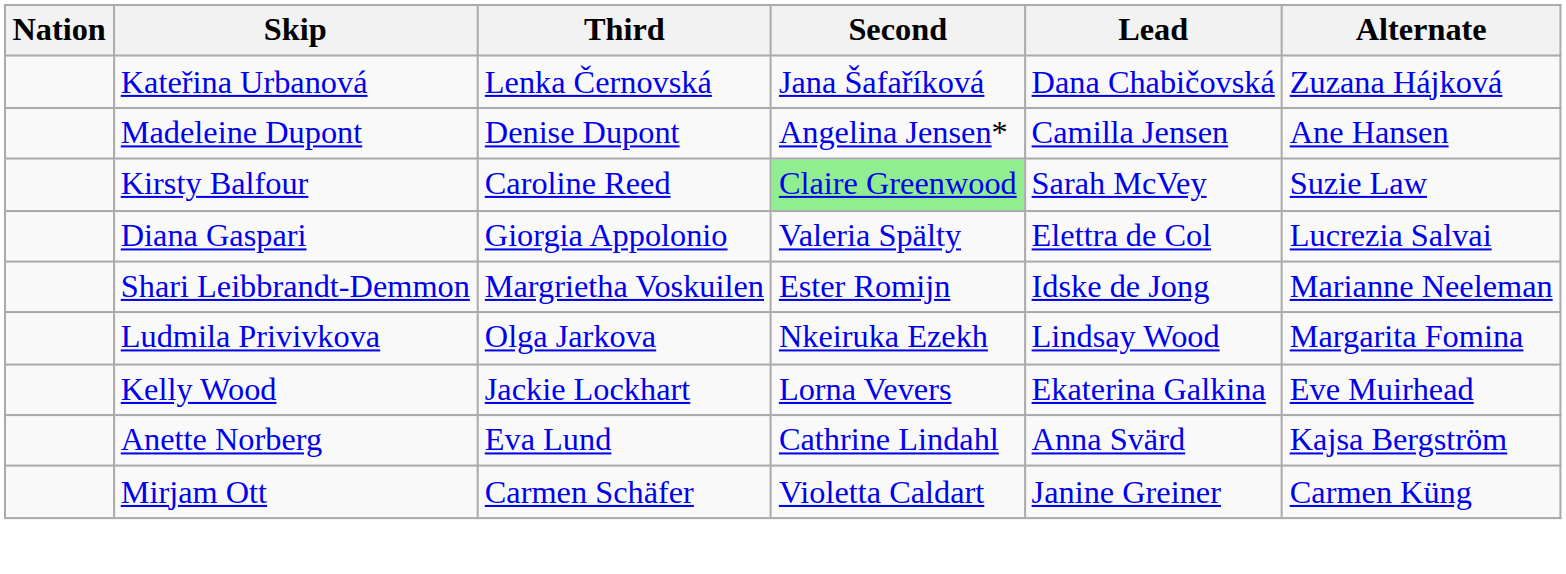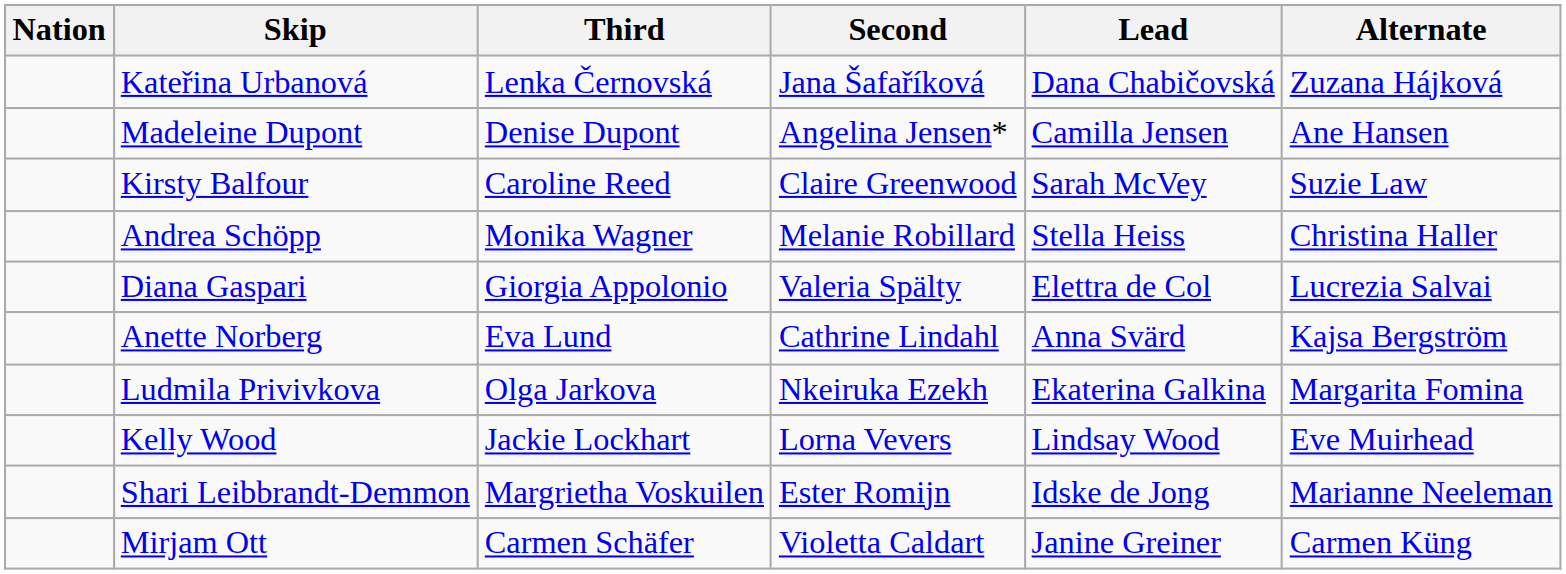(898, 183) lightgreen background -> (898, 183) no background
+ row: (221, 235)
rows swapped: (295, 286) <-> (221, 440)
(1126, 337) Lindsay Wood -> (1149, 388) Ekaterina Galkina
(1149, 388) Ekaterina Galkina -> (1126, 440) Lindsay Wood
